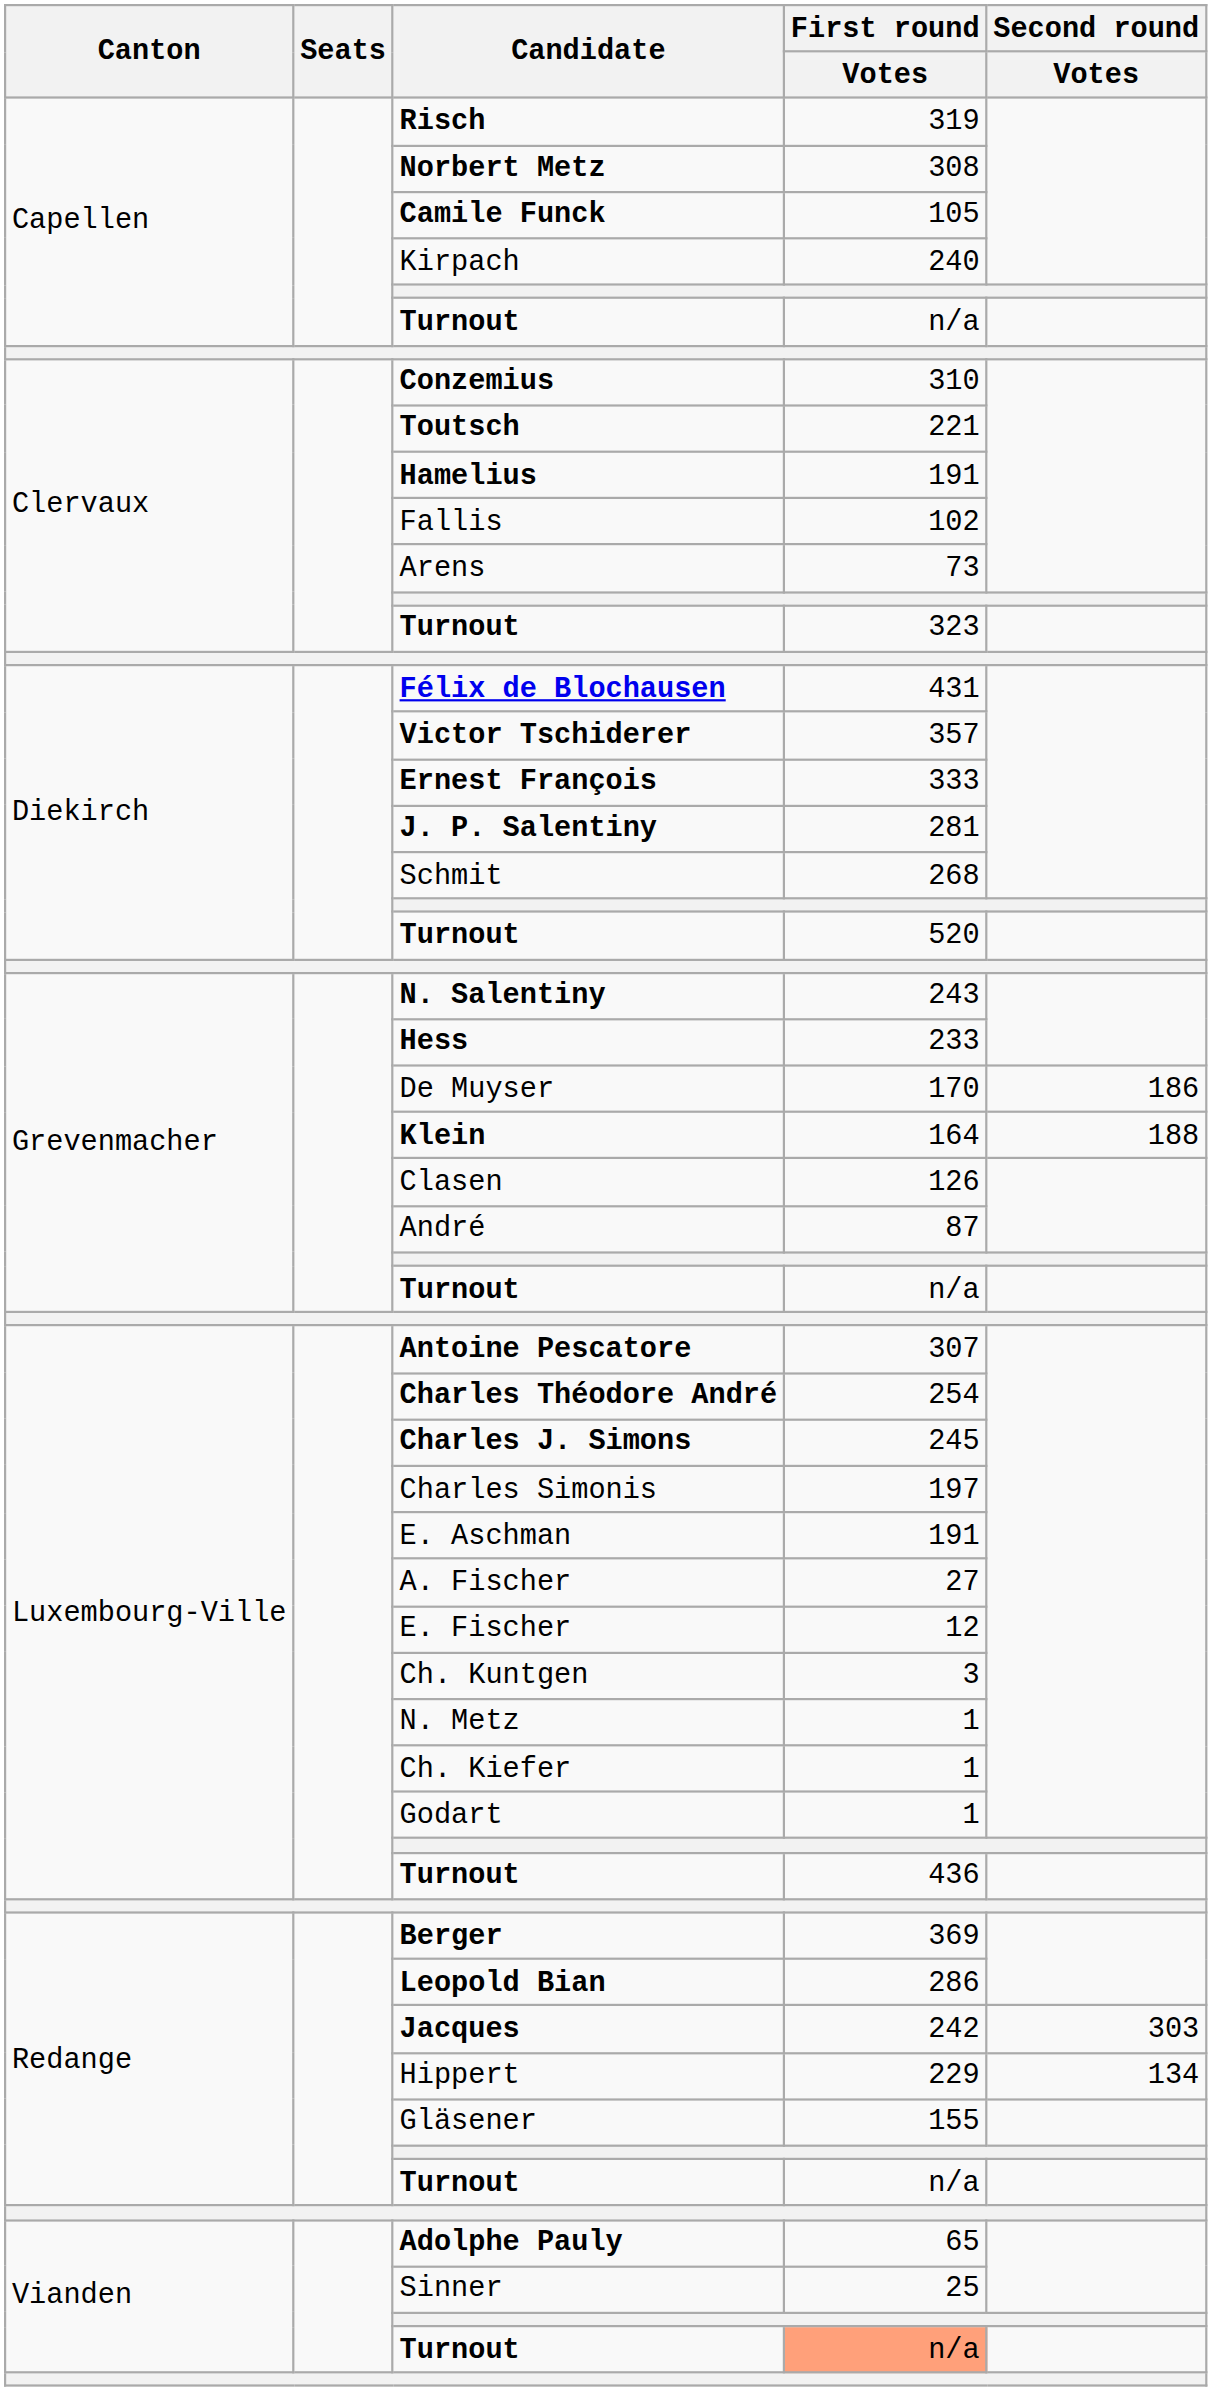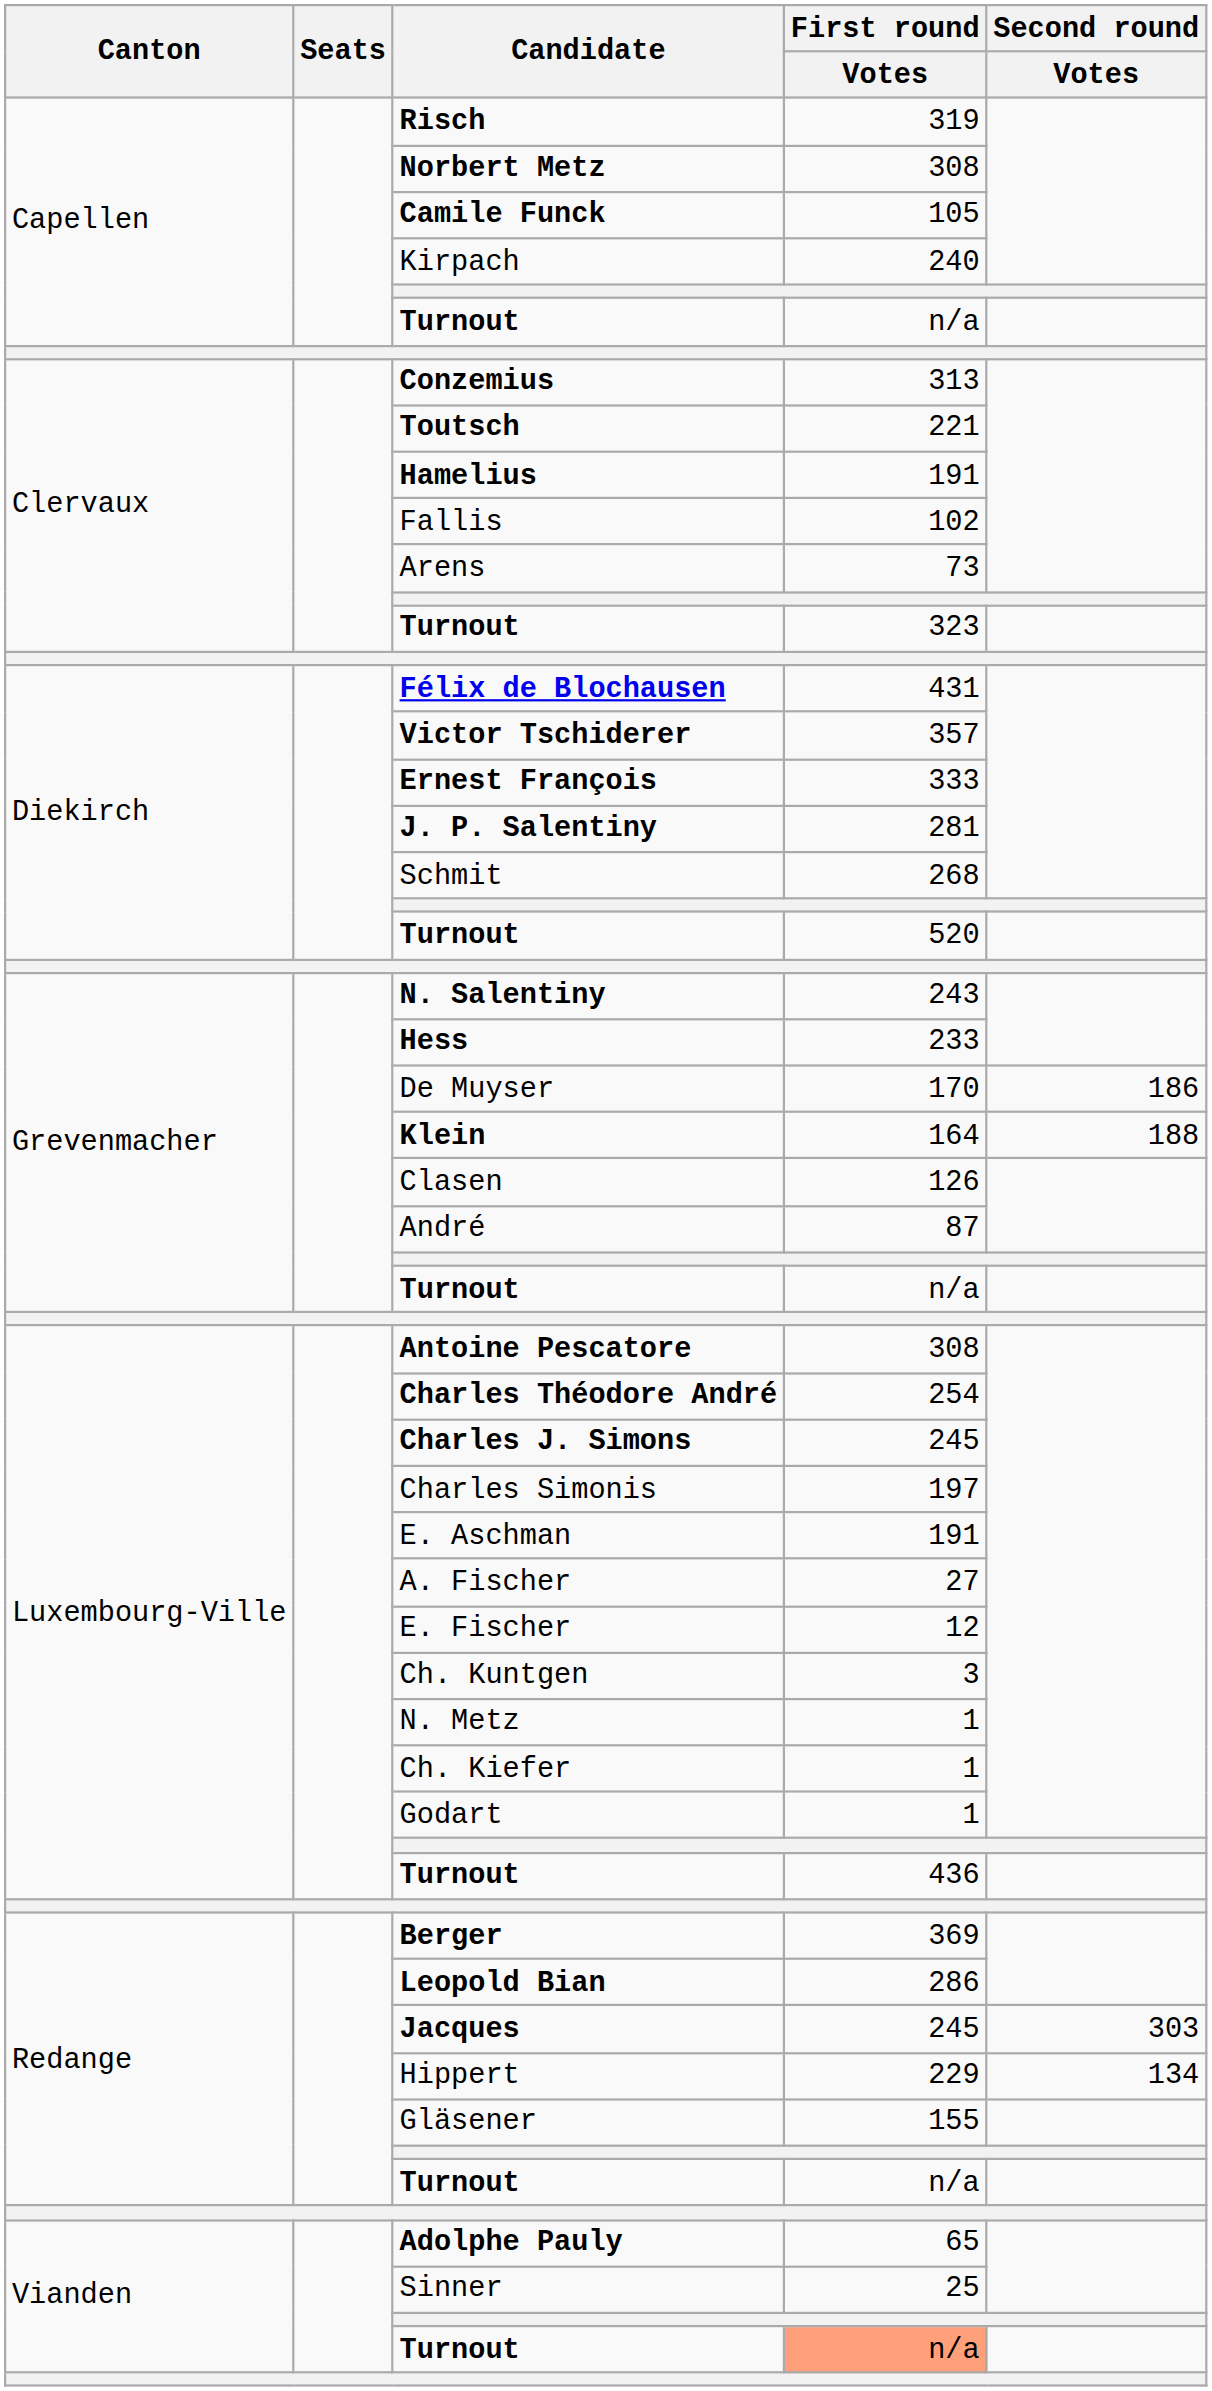(954, 382) 310 -> (954, 382) 313
(954, 1349) 307 -> (954, 1349) 308
(954, 2029) 242 -> (954, 2029) 245
